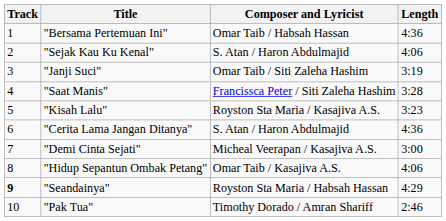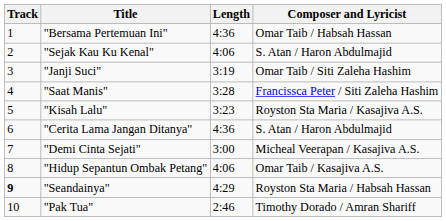columns swapped: (304, 14) <-> (420, 14)
